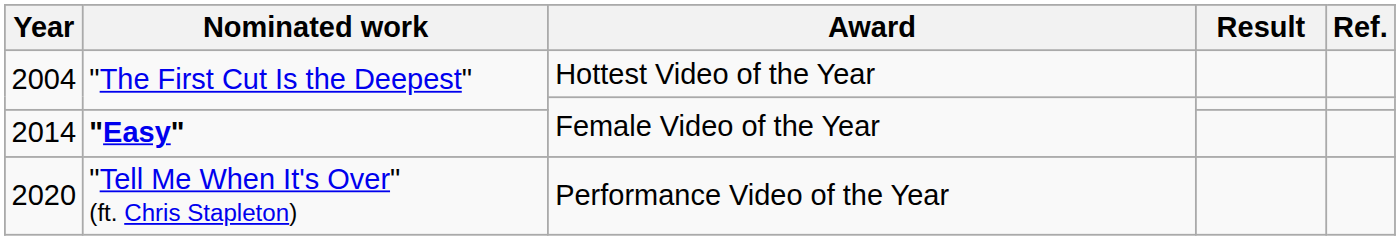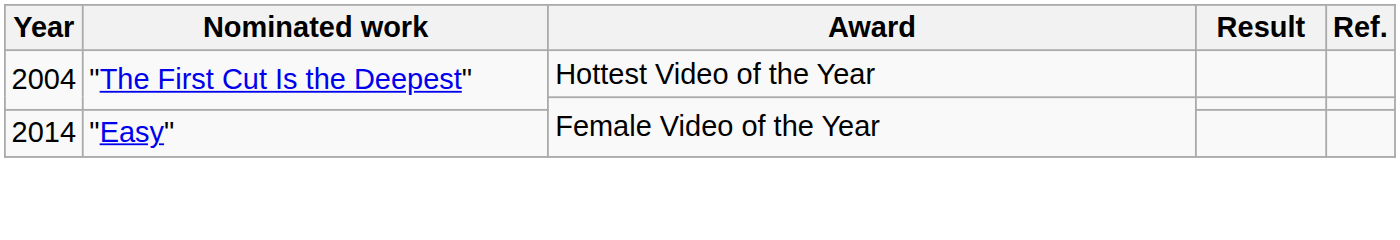(137, 132) bold -> (132, 132) normal
- row: (44, 194)
